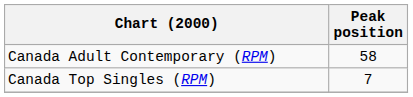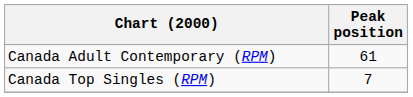(368, 56) 58 -> (368, 56) 61
